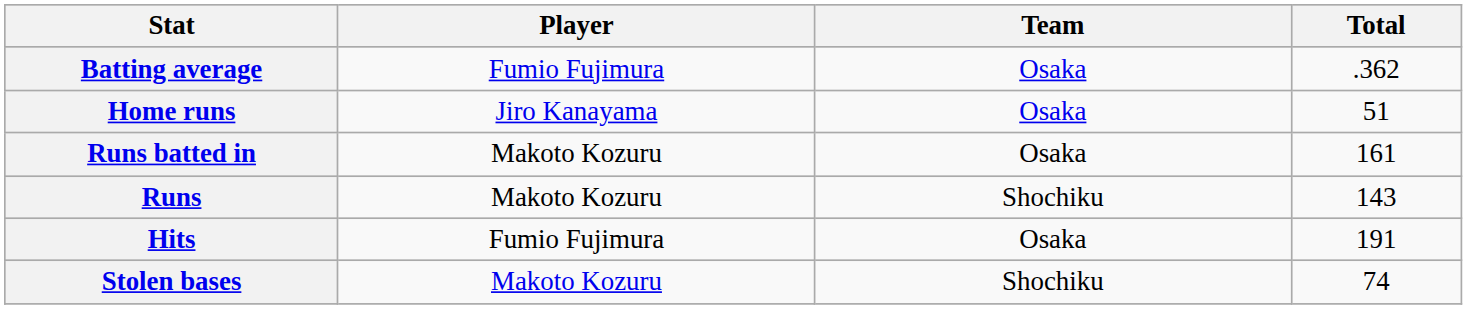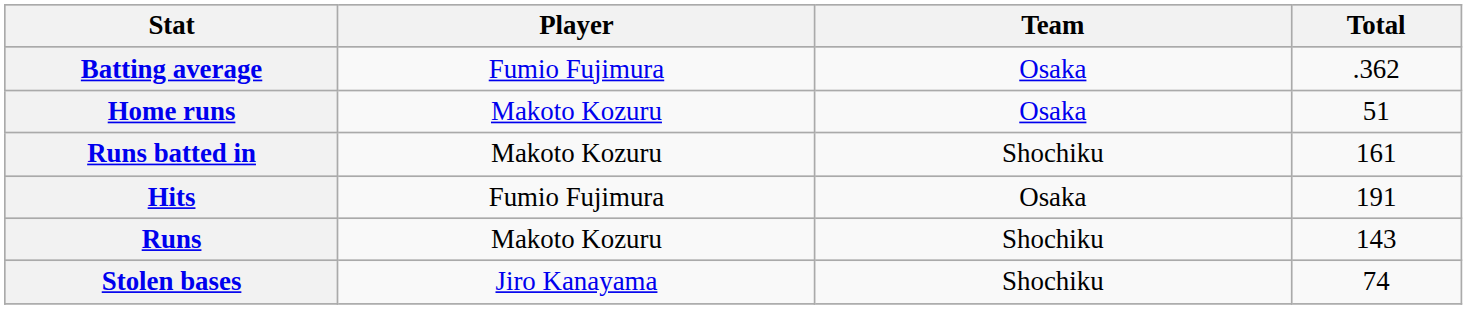(576, 111) Jiro Kanayama -> (576, 111) Makoto Kozuru
(1053, 153) Osaka -> (1053, 153) Shochiku
rows swapped: (172, 196) <-> (172, 238)
(576, 281) Makoto Kozuru -> (576, 281) Jiro Kanayama
